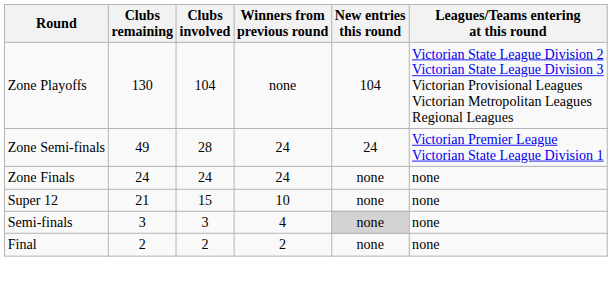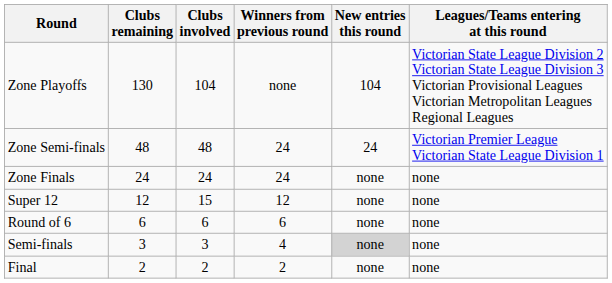(142, 147) 49 -> (142, 147) 48
(205, 147) 28 -> (205, 147) 48
(142, 200) 21 -> (142, 200) 12
(283, 200) 10 -> (283, 200) 12
+ row: (39, 222)
